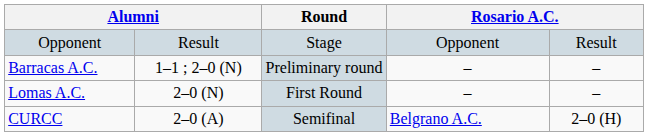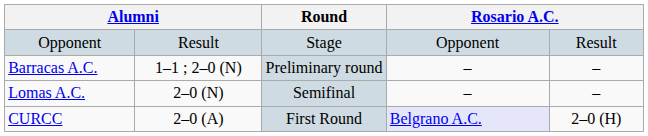(324, 93) First Round -> (324, 93) Semifinal
(324, 118) Semifinal -> (324, 118) First Round
(436, 118) no background -> (436, 118) lavender background
